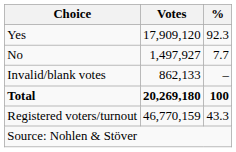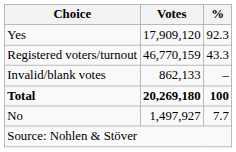rows swapped: (15, 55) <-> (72, 116)
